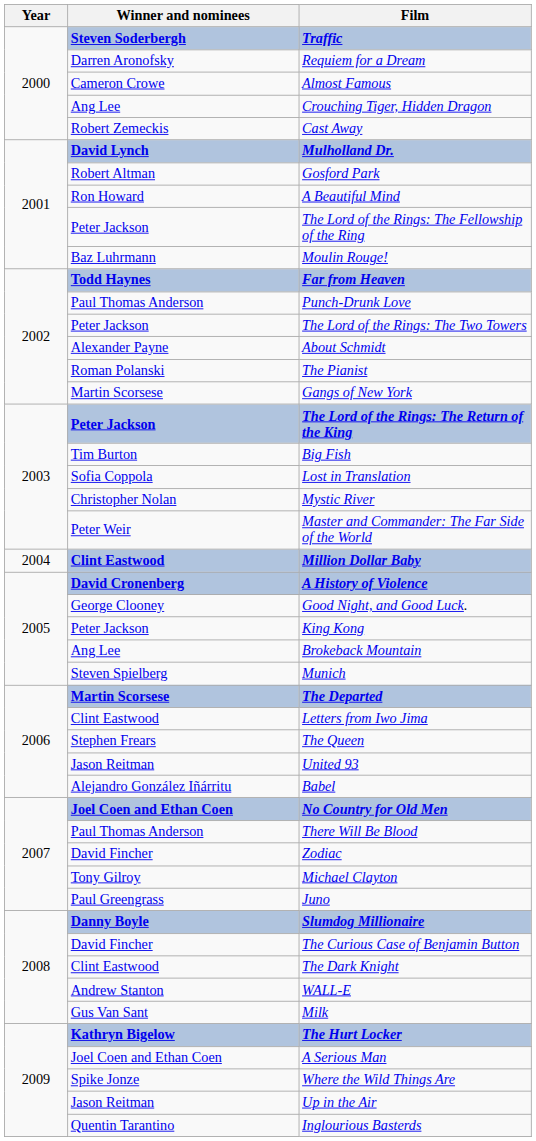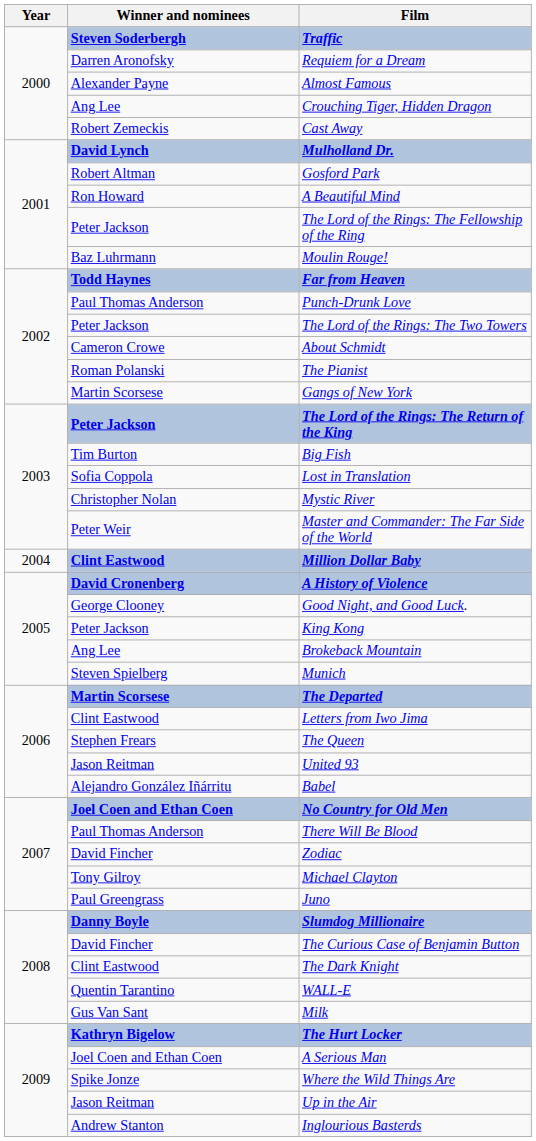(118, 83) Cameron Crowe -> (120, 83) Alexander Payne
(120, 347) Alexander Payne -> (118, 347) Cameron Crowe
(117, 989) Andrew Stanton -> (123, 989) Quentin Tarantino
(123, 1125) Quentin Tarantino -> (117, 1125) Andrew Stanton
